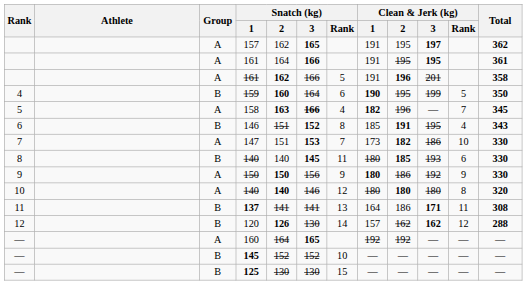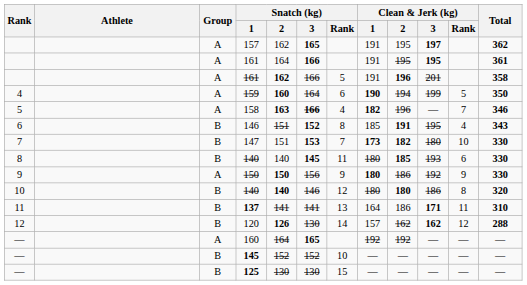(218, 93) B -> (218, 93) A
(403, 93) 195 -> (403, 93) 194
(500, 110) 345 -> (500, 110) 346
(218, 142) A -> (218, 142) B
(373, 142) normal -> (373, 142) bold
(433, 142) 186 -> (433, 142) 180
(218, 191) A -> (218, 191) B
(433, 191) 180 -> (433, 191) 186
(500, 207) 308 -> (500, 207) 310
